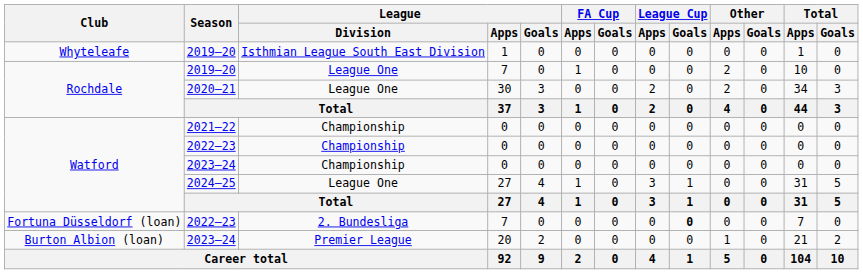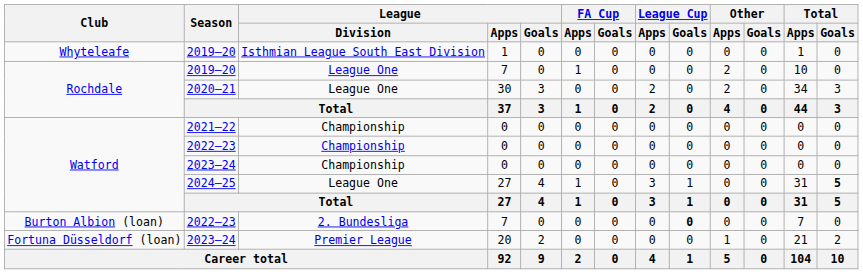(838, 184) normal -> (838, 184) bold
(94, 221) Fortuna Düsseldorf (loan) -> (94, 221) Burton Albion (loan)
(94, 240) Burton Albion (loan) -> (94, 240) Fortuna Düsseldorf (loan)
